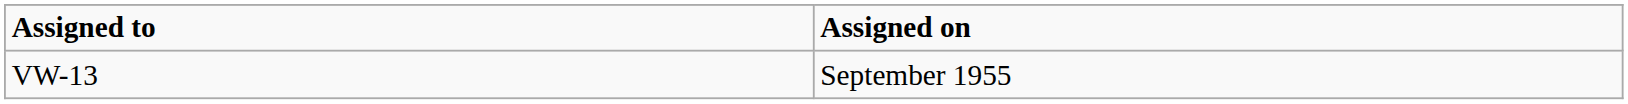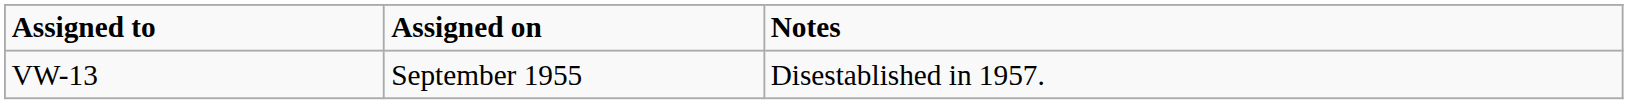+ column: (806, 27)
